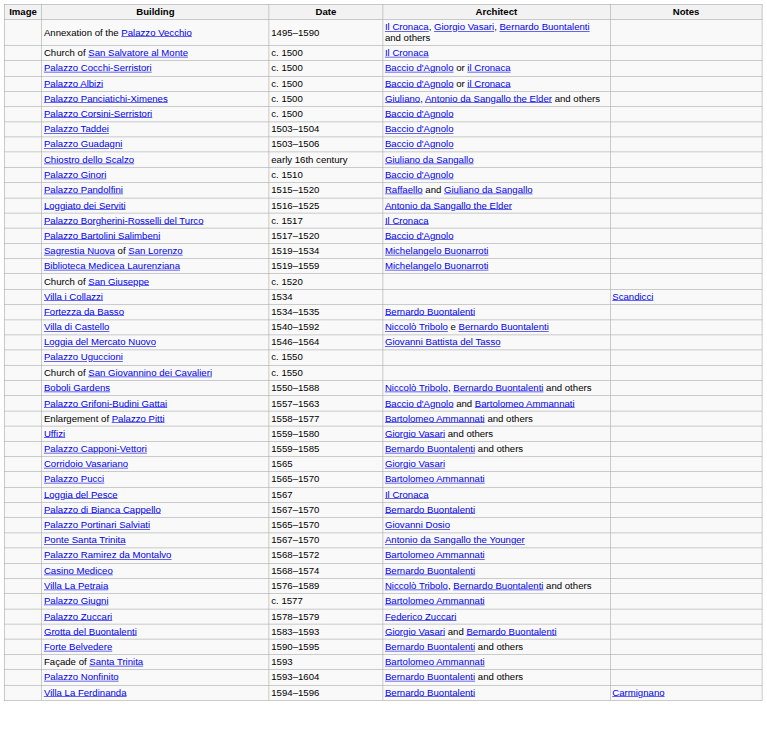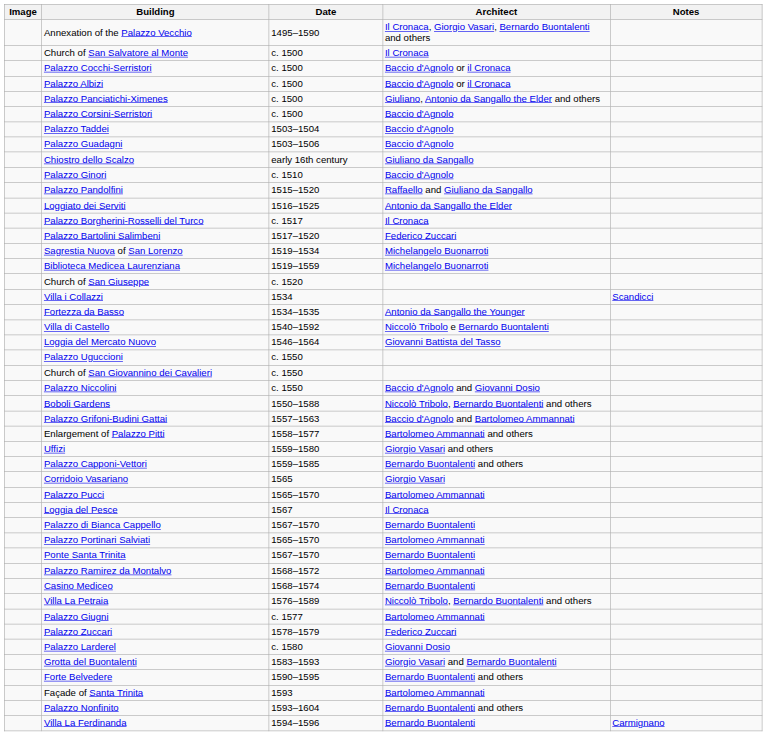(419, 236) Baccio d'Agnolo -> (421, 236) Federico Zuccari
(430, 312) Bernardo Buontalenti -> (455, 312) Antonio da Sangallo the Younger
+ row: (80, 388)
(417, 525) Giovanni Dosio -> (435, 540) Bartolomeo Ammannati
(455, 540) Antonio da Sangallo the Younger -> (430, 555) Bernardo Buontalenti
+ row: (80, 647)
